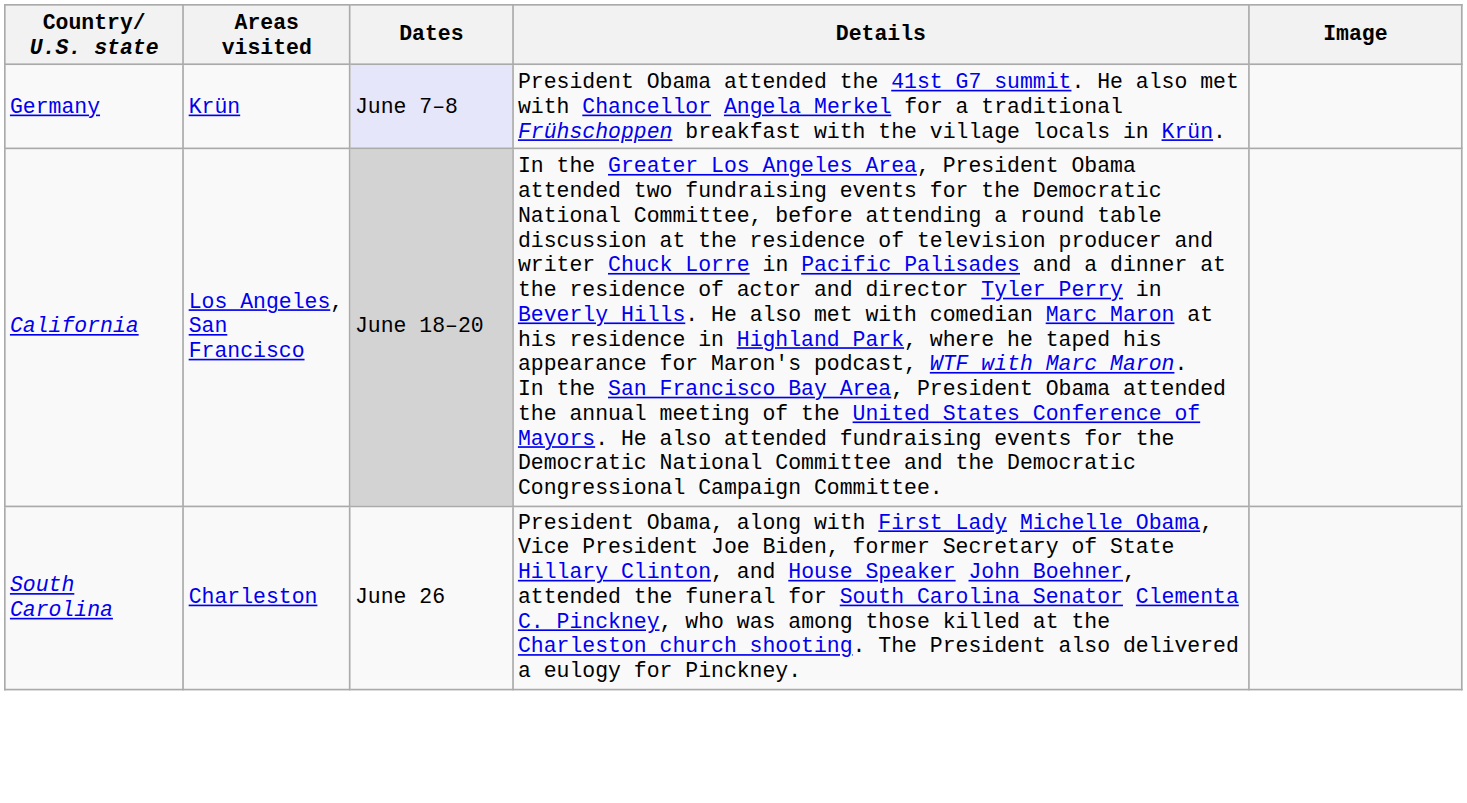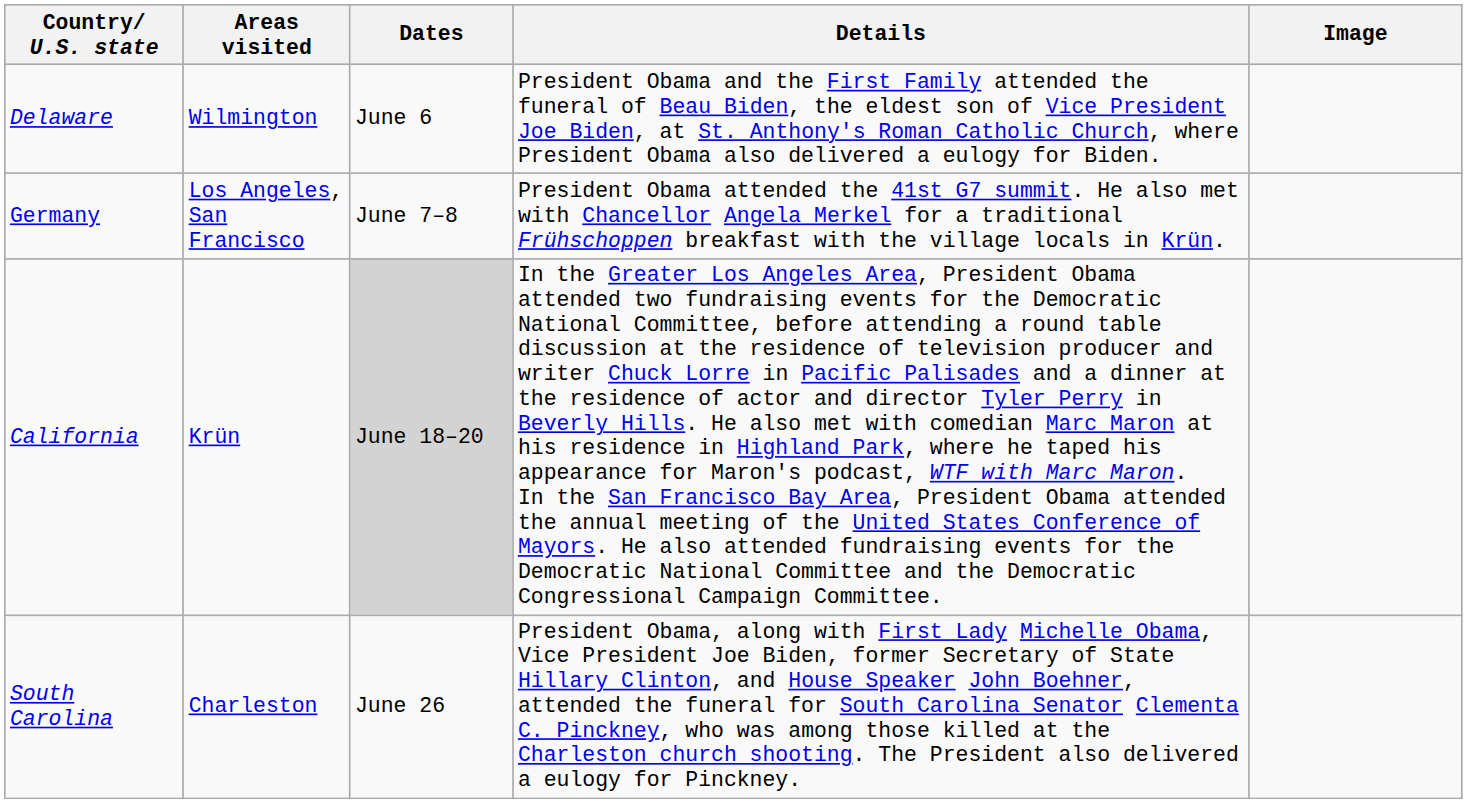+ row: (61, 119)
(214, 107) Krün -> (266, 216) Los Angeles, San Francisco
(406, 107) lavender background -> (406, 216) no background
(266, 327) Los Angeles, San Francisco -> (214, 437) Krün
